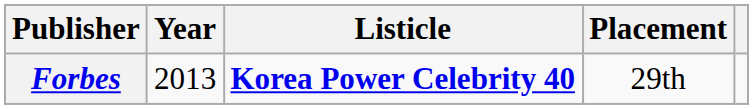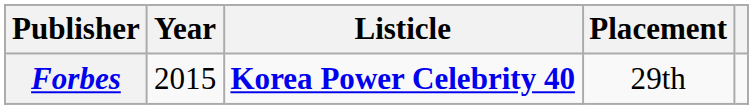(185, 78) 2013 -> (185, 78) 2015
